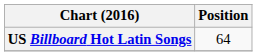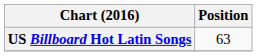(223, 39) 64 -> (223, 39) 63
